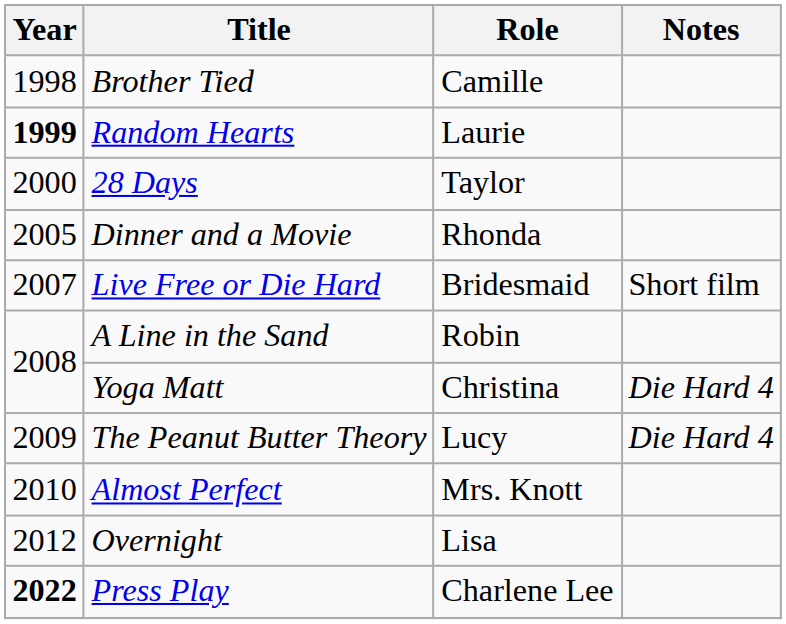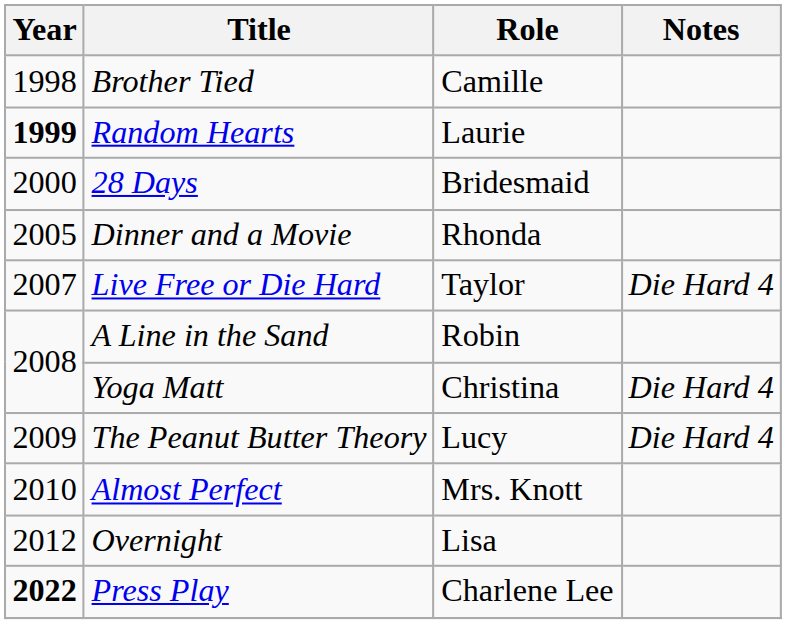(483, 183) Taylor -> (515, 183) Bridesmaid
(515, 285) Bridesmaid -> (483, 285) Taylor
(694, 285) Short film -> (701, 285) Die Hard 4
